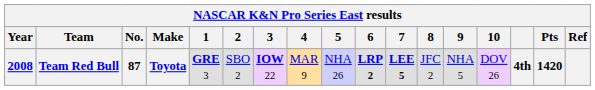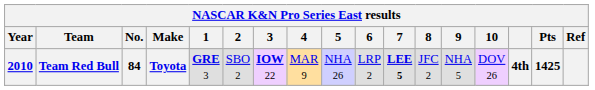(20, 66) 2008 -> (20, 66) 2010
(134, 66) 87 -> (134, 66) 84
(370, 66) bold -> (369, 66) normal
(550, 66) 1420 -> (548, 66) 1425
